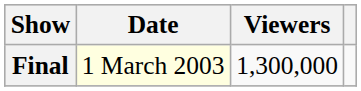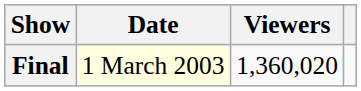(287, 65) 1,300,000 -> (287, 65) 1,360,020
